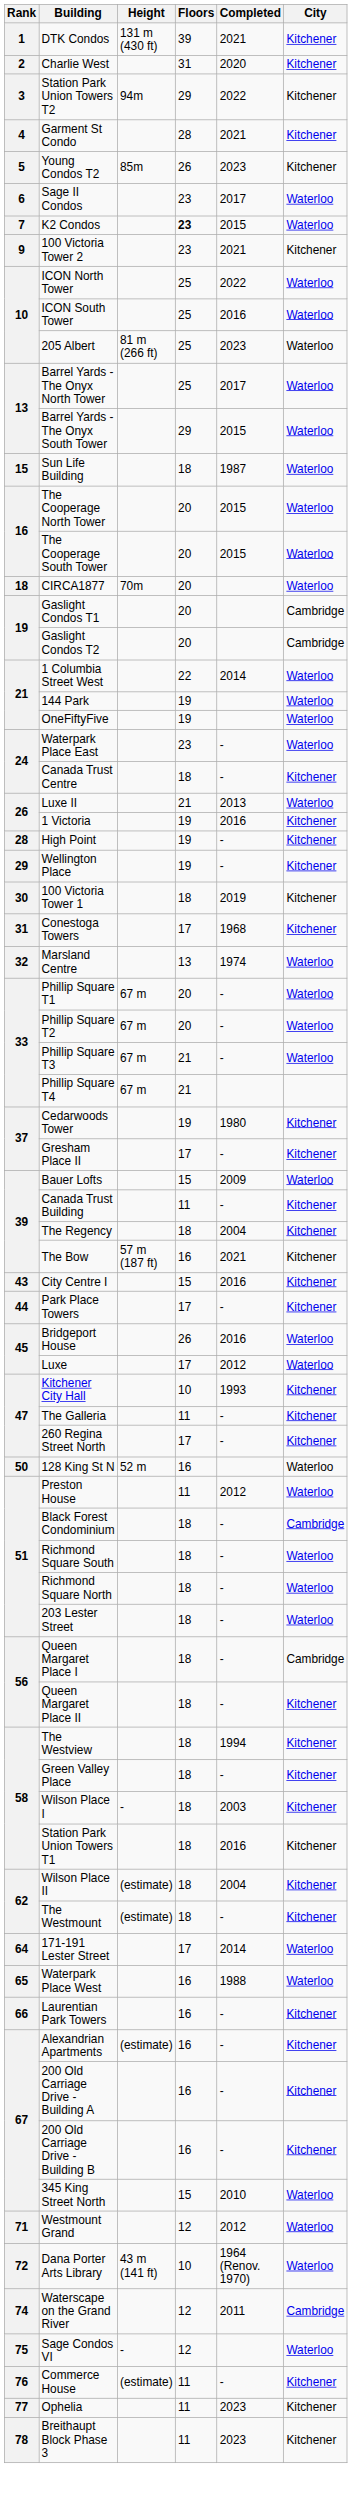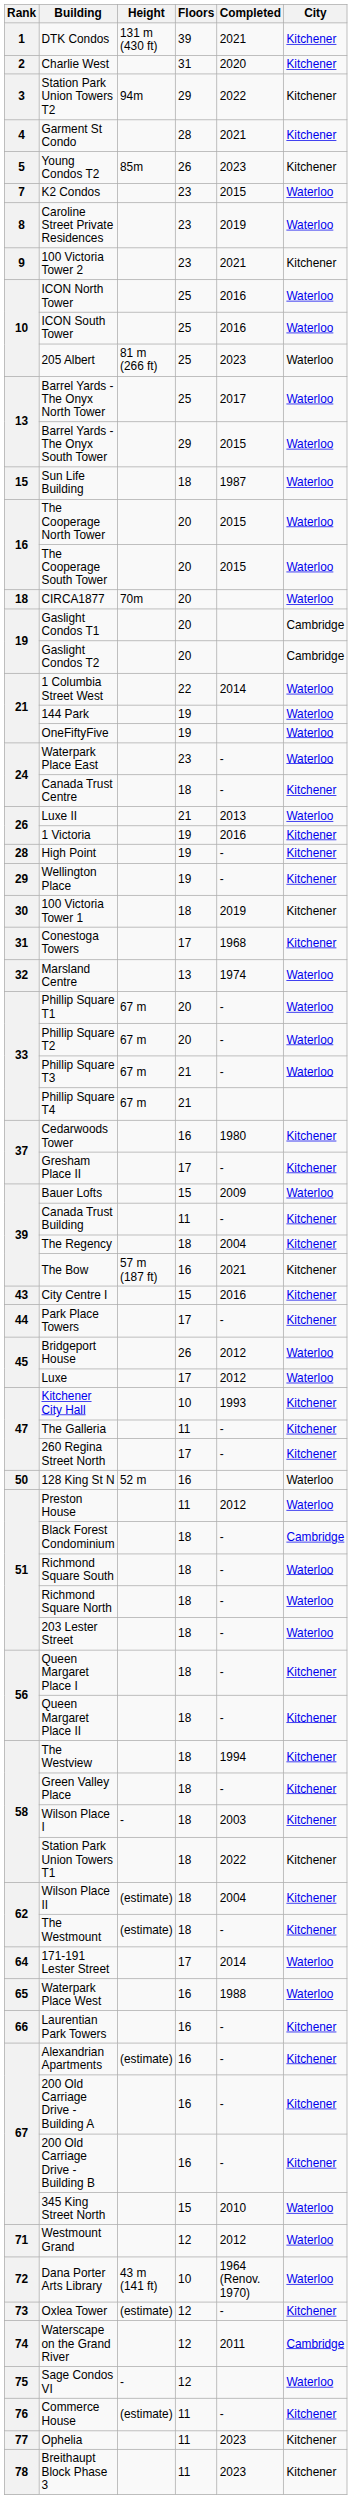- row: (62, 199)
(185, 225) bold -> (185, 193) normal
+ row: (77, 225)
(233, 282) 2022 -> (233, 296) 2016
(185, 1122) 19 -> (185, 1136) 16
(233, 1339) 2016 -> (233, 1352) 2012
(315, 1659) Cambridge -> (311, 1672) Kitchener
(233, 1846) 2016 -> (233, 1859) 2022
+ row: (74, 2311)
